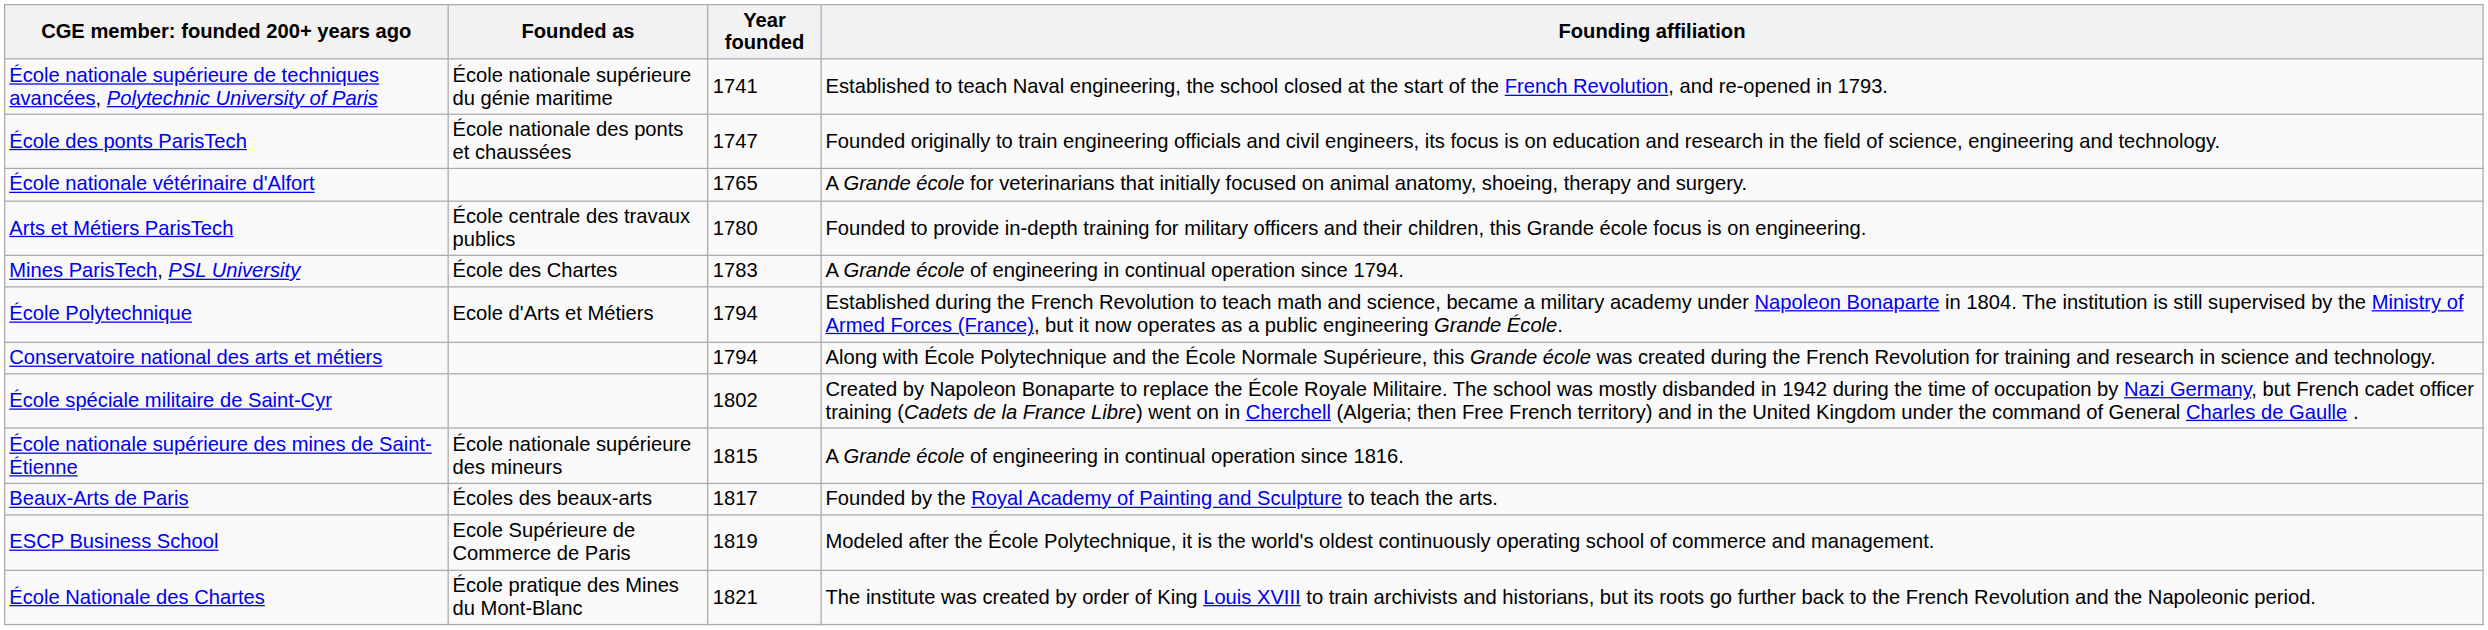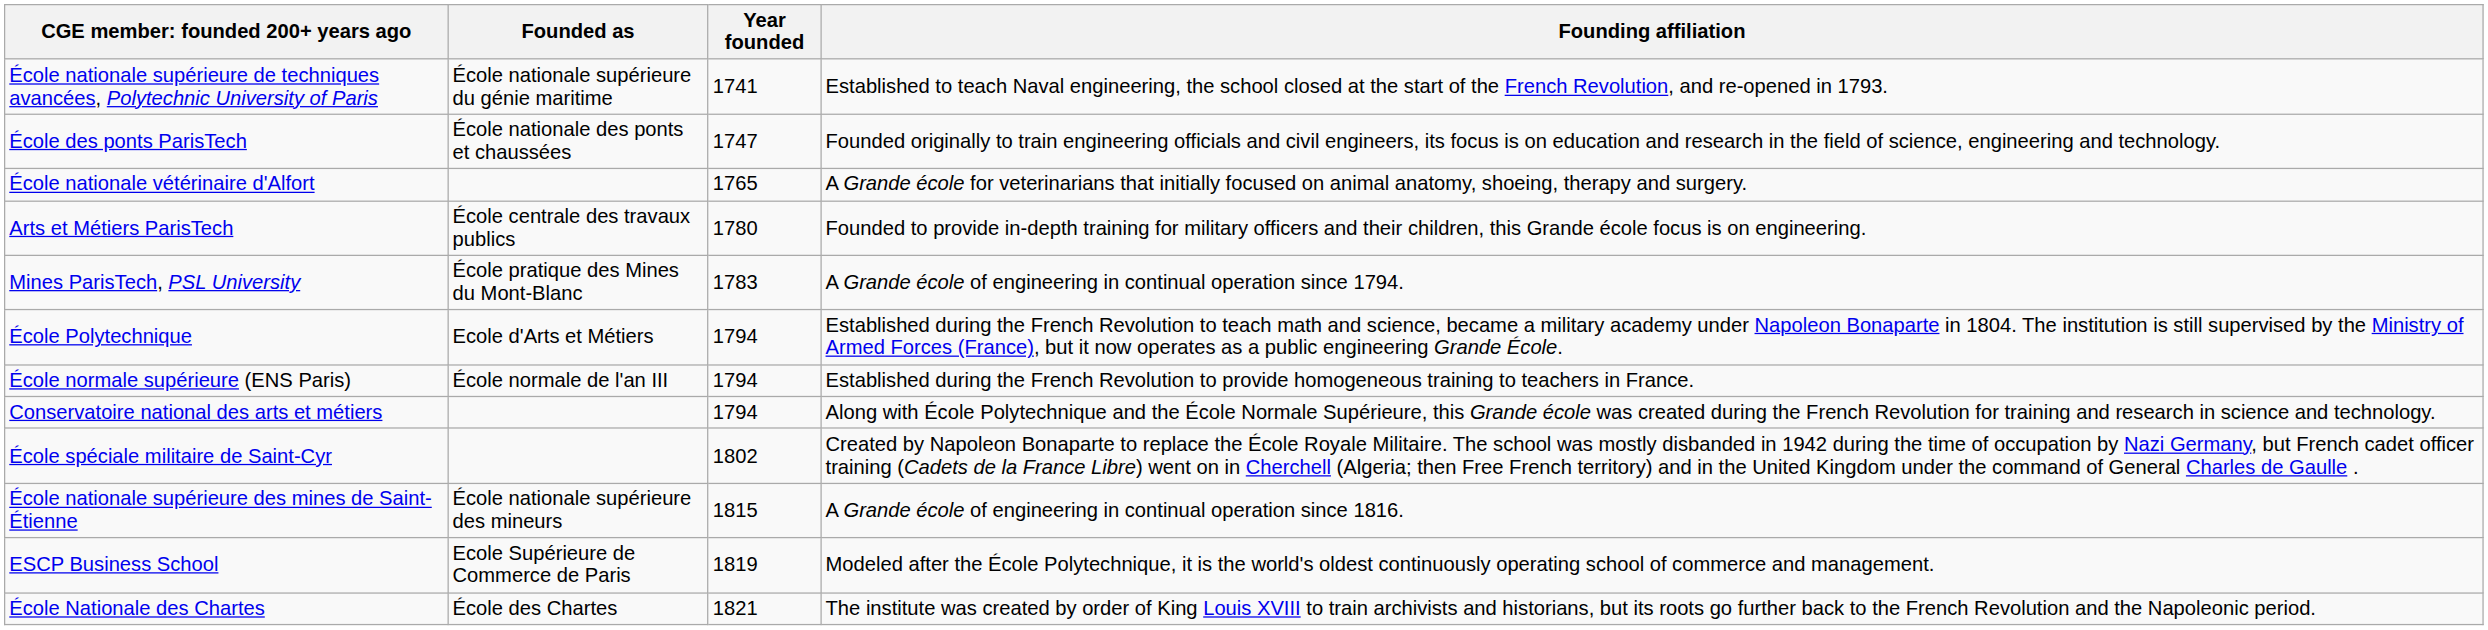(535, 271) École des Chartes -> (566, 282) École pratique des Mines du Mont-Blanc
+ row: (180, 380)
- row: (99, 498)
(566, 596) École pratique des Mines du Mont-Blanc -> (535, 608) École des Chartes
